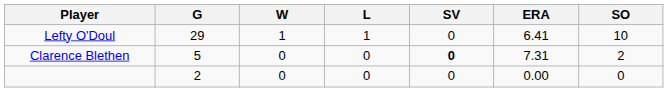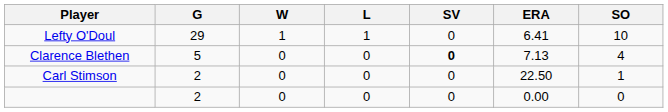(536, 55) 7.31 -> (536, 55) 7.13
(621, 55) 2 -> (621, 55) 4
+ row: (80, 76)
